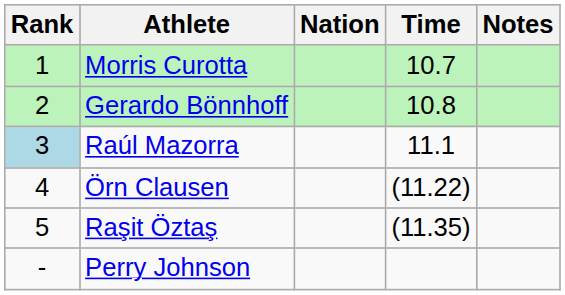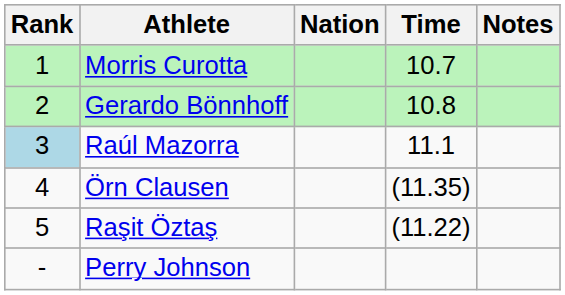(431, 187) (11.22) -> (431, 187) (11.35)
(431, 227) (11.35) -> (431, 227) (11.22)
